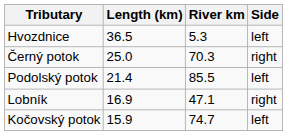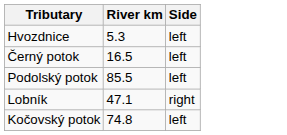- column: (145, 15)
(202, 57) 70.3 -> (120, 57) 16.5
(264, 57) right -> (178, 57) left
(202, 120) 74.7 -> (120, 120) 74.8
